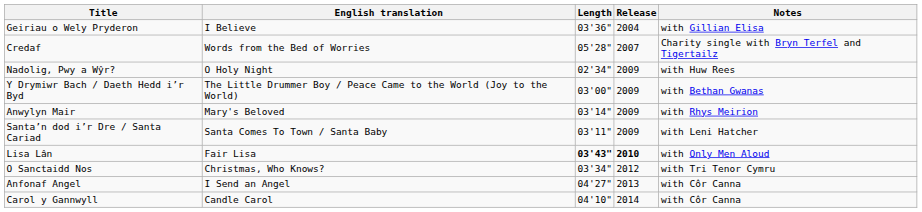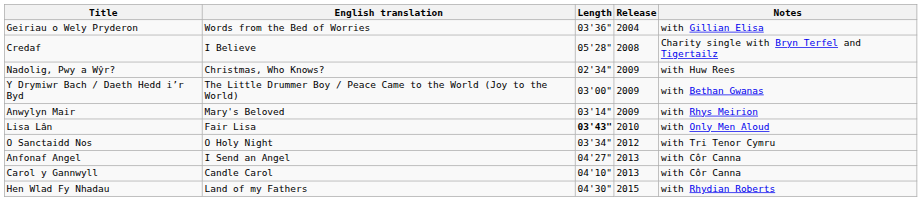(230, 28) I Believe -> (287, 28) Words from the Bed of Worries
(287, 49) Words from the Bed of Worries -> (230, 49) I Believe
(628, 49) 2007 -> (628, 49) 2008
(239, 69) O Holy Night -> (264, 69) Christmas, Who Knows?
- row: (84, 132)
(628, 153) bold -> (628, 127) normal
(264, 169) Christmas, Who Knows? -> (239, 142) O Holy Night
(628, 200) 2014 -> (628, 173) 2013
+ row: (58, 189)
